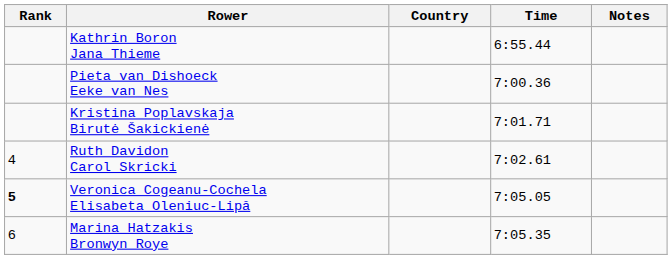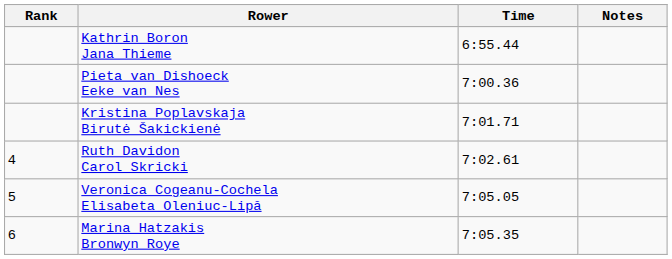- column: (440, 16)
(12, 198) bold -> (12, 198) normal
